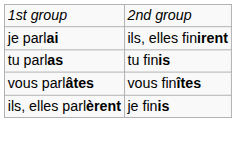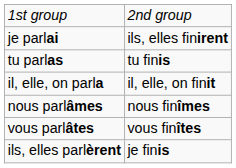+ row: (56, 83)
+ row: (55, 106)
